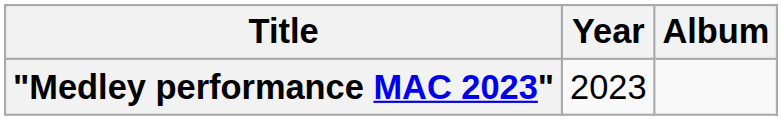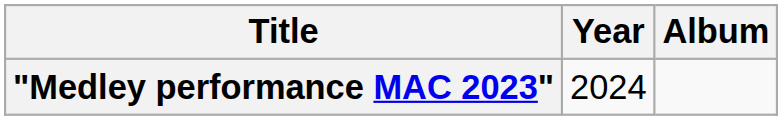(608, 86) 2023 -> (608, 86) 2024
